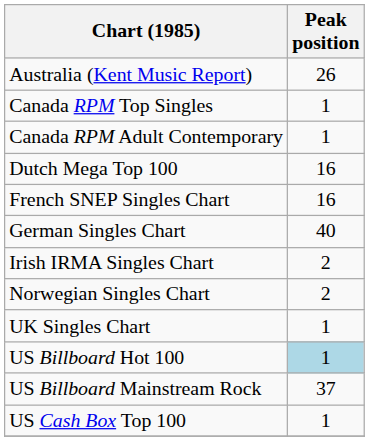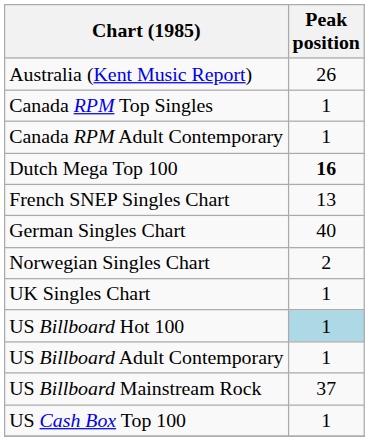(326, 168) normal -> (326, 168) bold
(326, 199) 16 -> (326, 199) 13
- row: (111, 262)
+ row: (146, 357)
